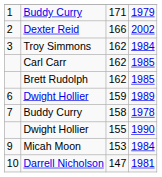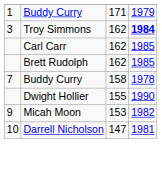- row: (10, 29)
(143, 46) normal -> (143, 29) bold
- row: (10, 96)
(143, 146) 1984 -> (143, 113) 1982
